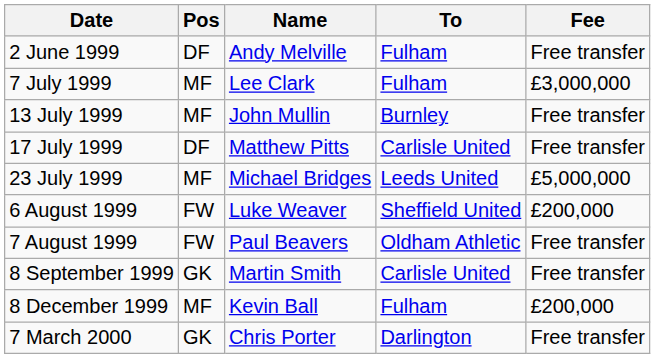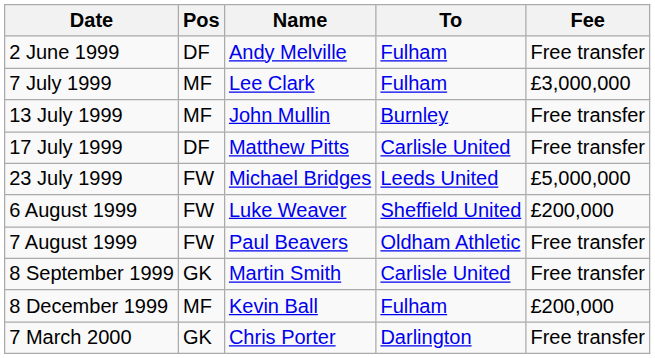(197, 178) MF -> (199, 178) FW
